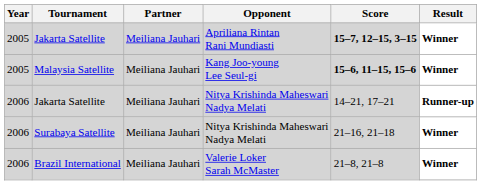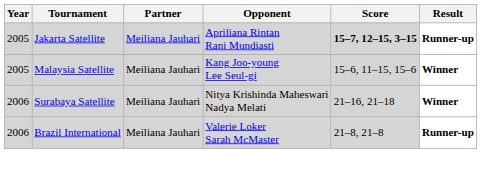(440, 38) Winner -> (448, 38) Runner-up
(375, 70) bold -> (375, 70) normal
- row: (70, 101)
(440, 164) Winner -> (448, 132) Runner-up
